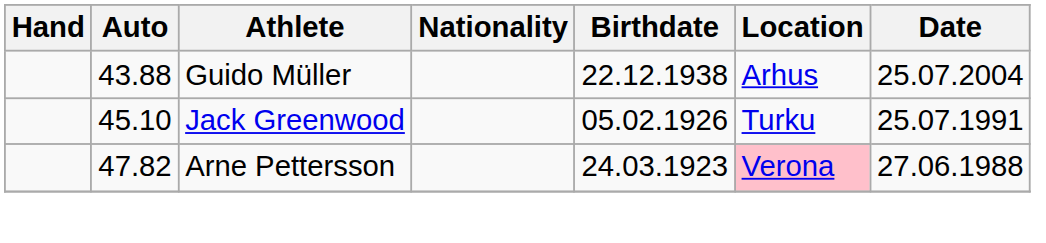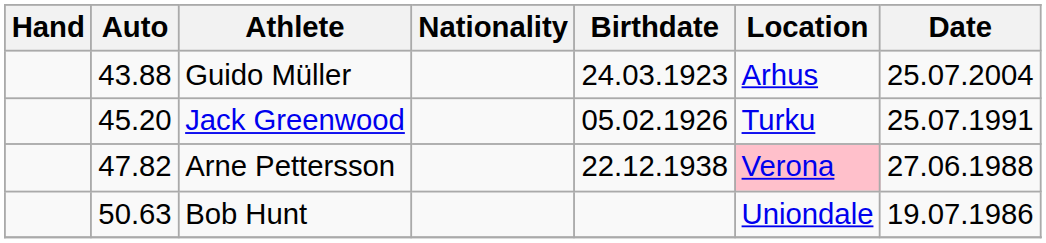(655, 74) 22.12.1938 -> (655, 74) 24.03.1923
(135, 120) 45.10 -> (135, 120) 45.20
(655, 167) 24.03.1923 -> (655, 167) 22.12.1938
+ row: (246, 213)
